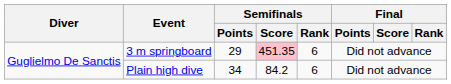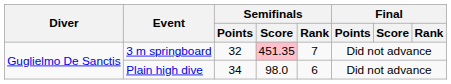(235, 51) 29 -> (235, 51) 32
(315, 51) 6 -> (315, 51) 7
(277, 70) 84.2 -> (277, 70) 98.0
